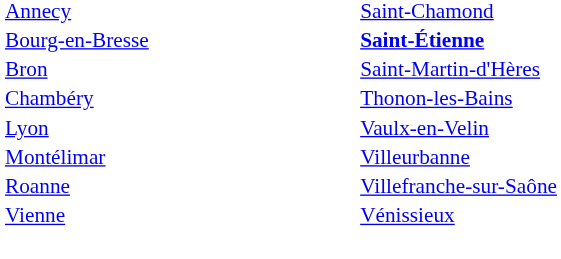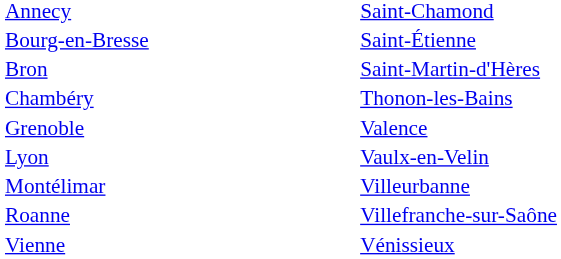(422, 40) bold -> (418, 40) normal
+ row: (45, 127)
